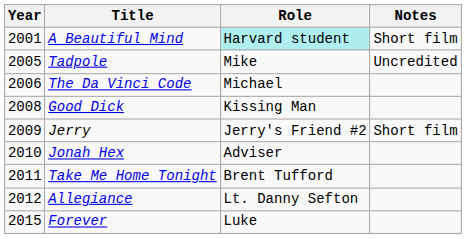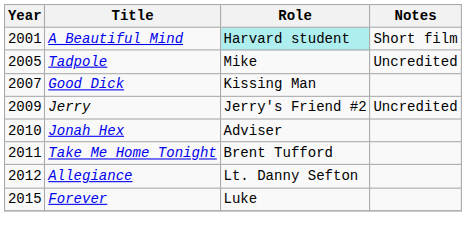- row: (120, 85)
(25, 108) 2008 -> (25, 85) 2007
(416, 130) Short film -> (416, 108) Uncredited
